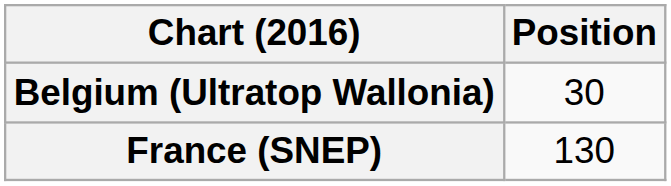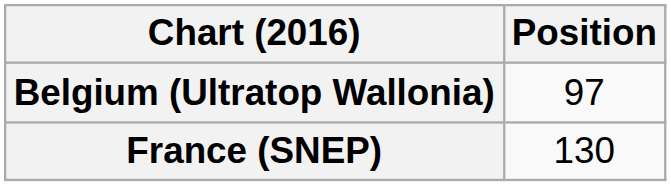(584, 92) 30 -> (584, 92) 97
